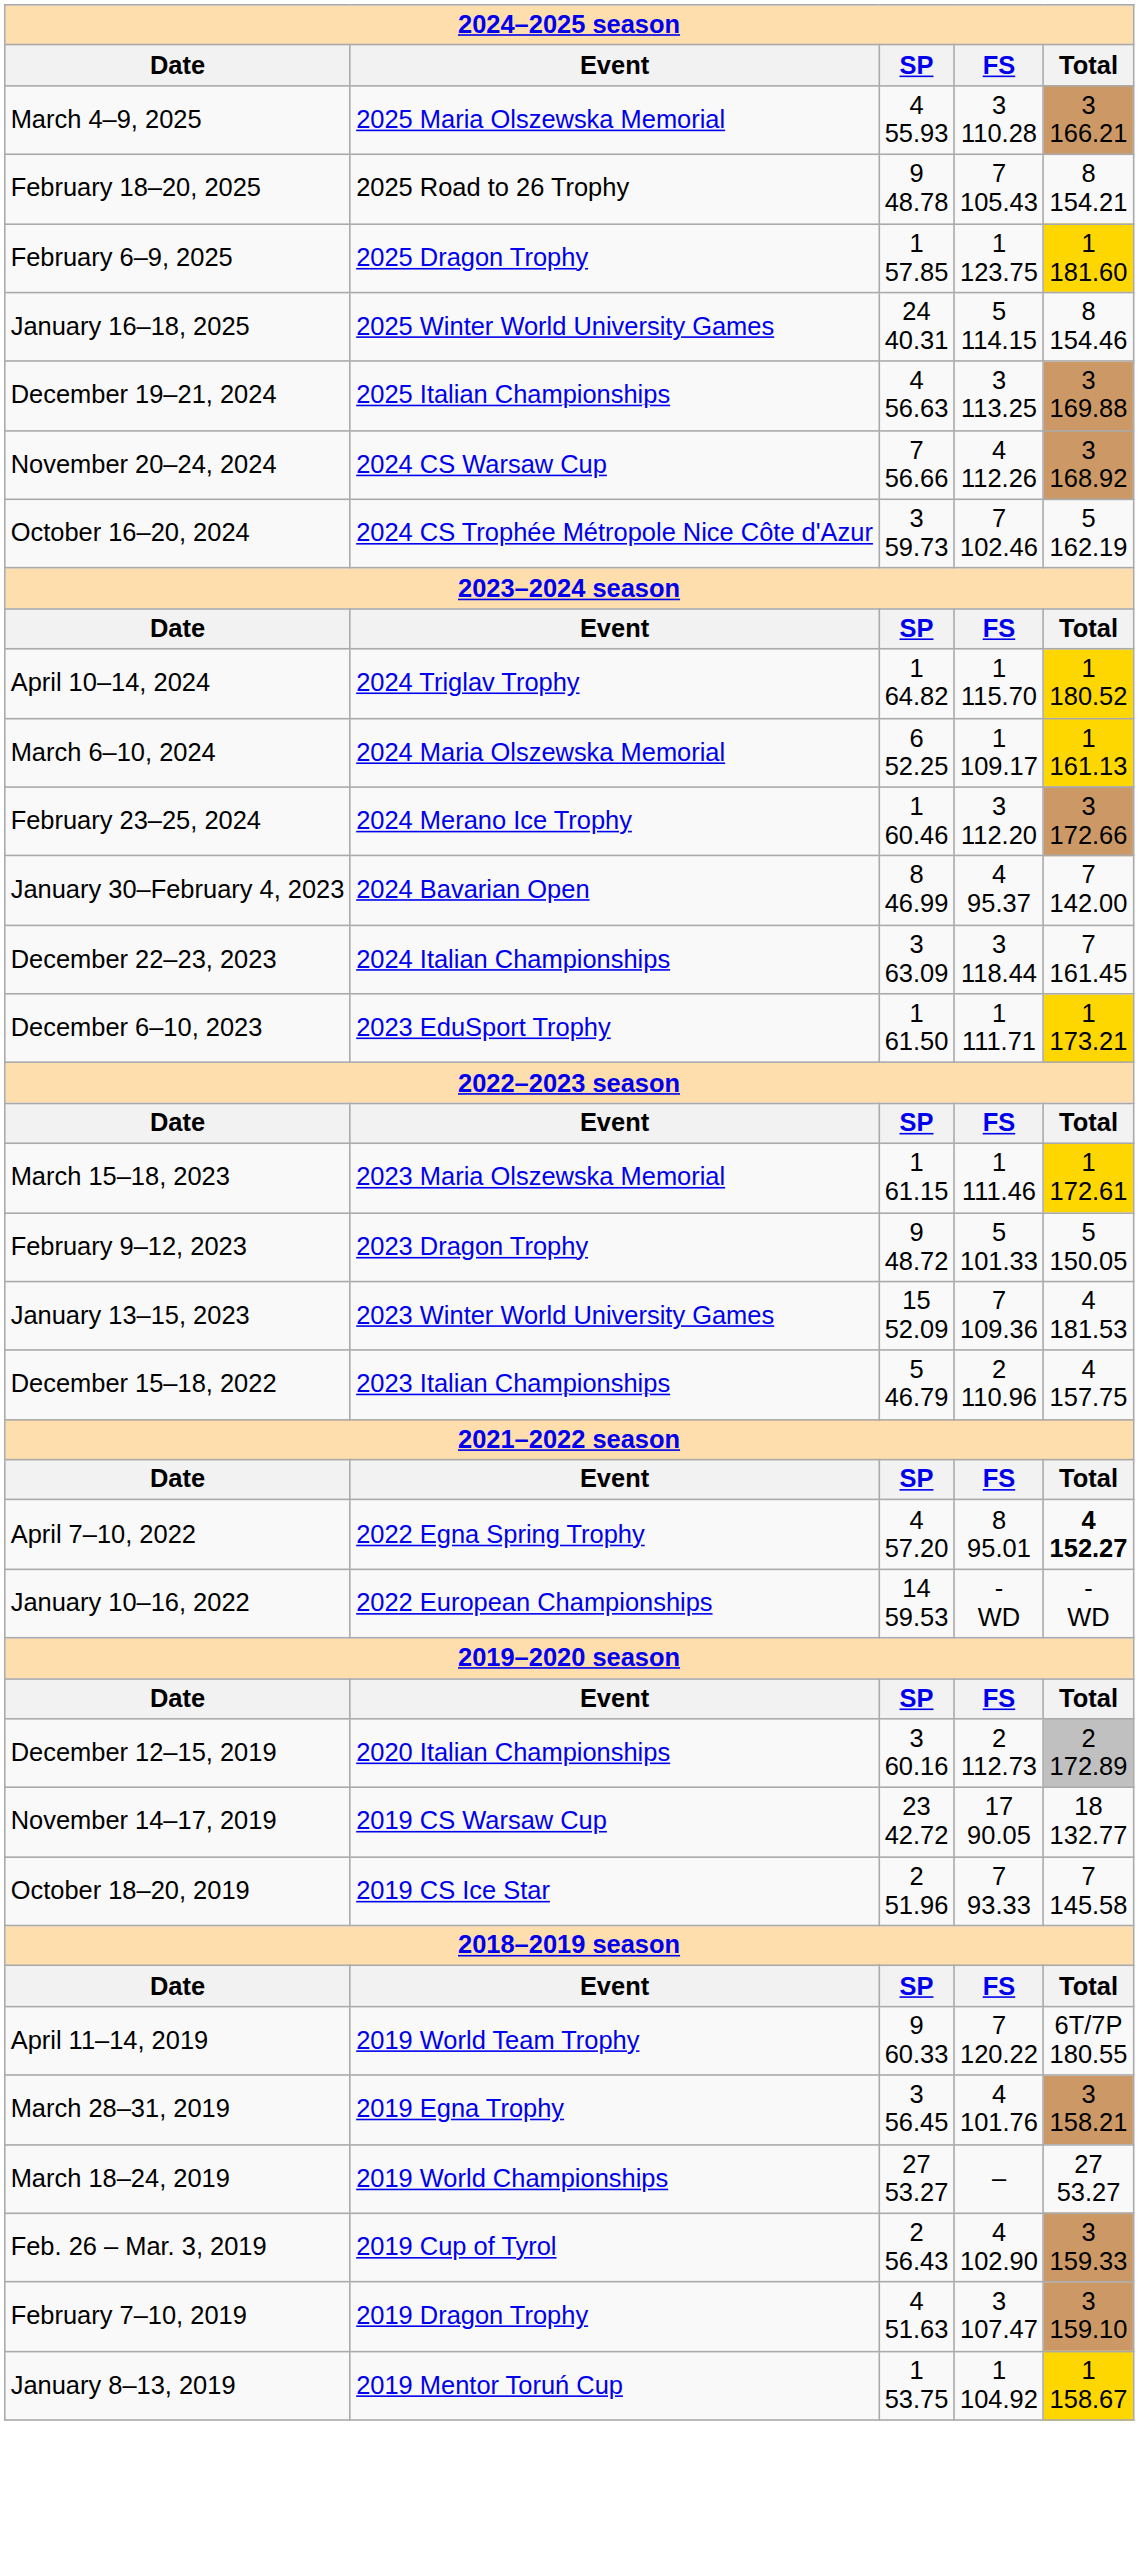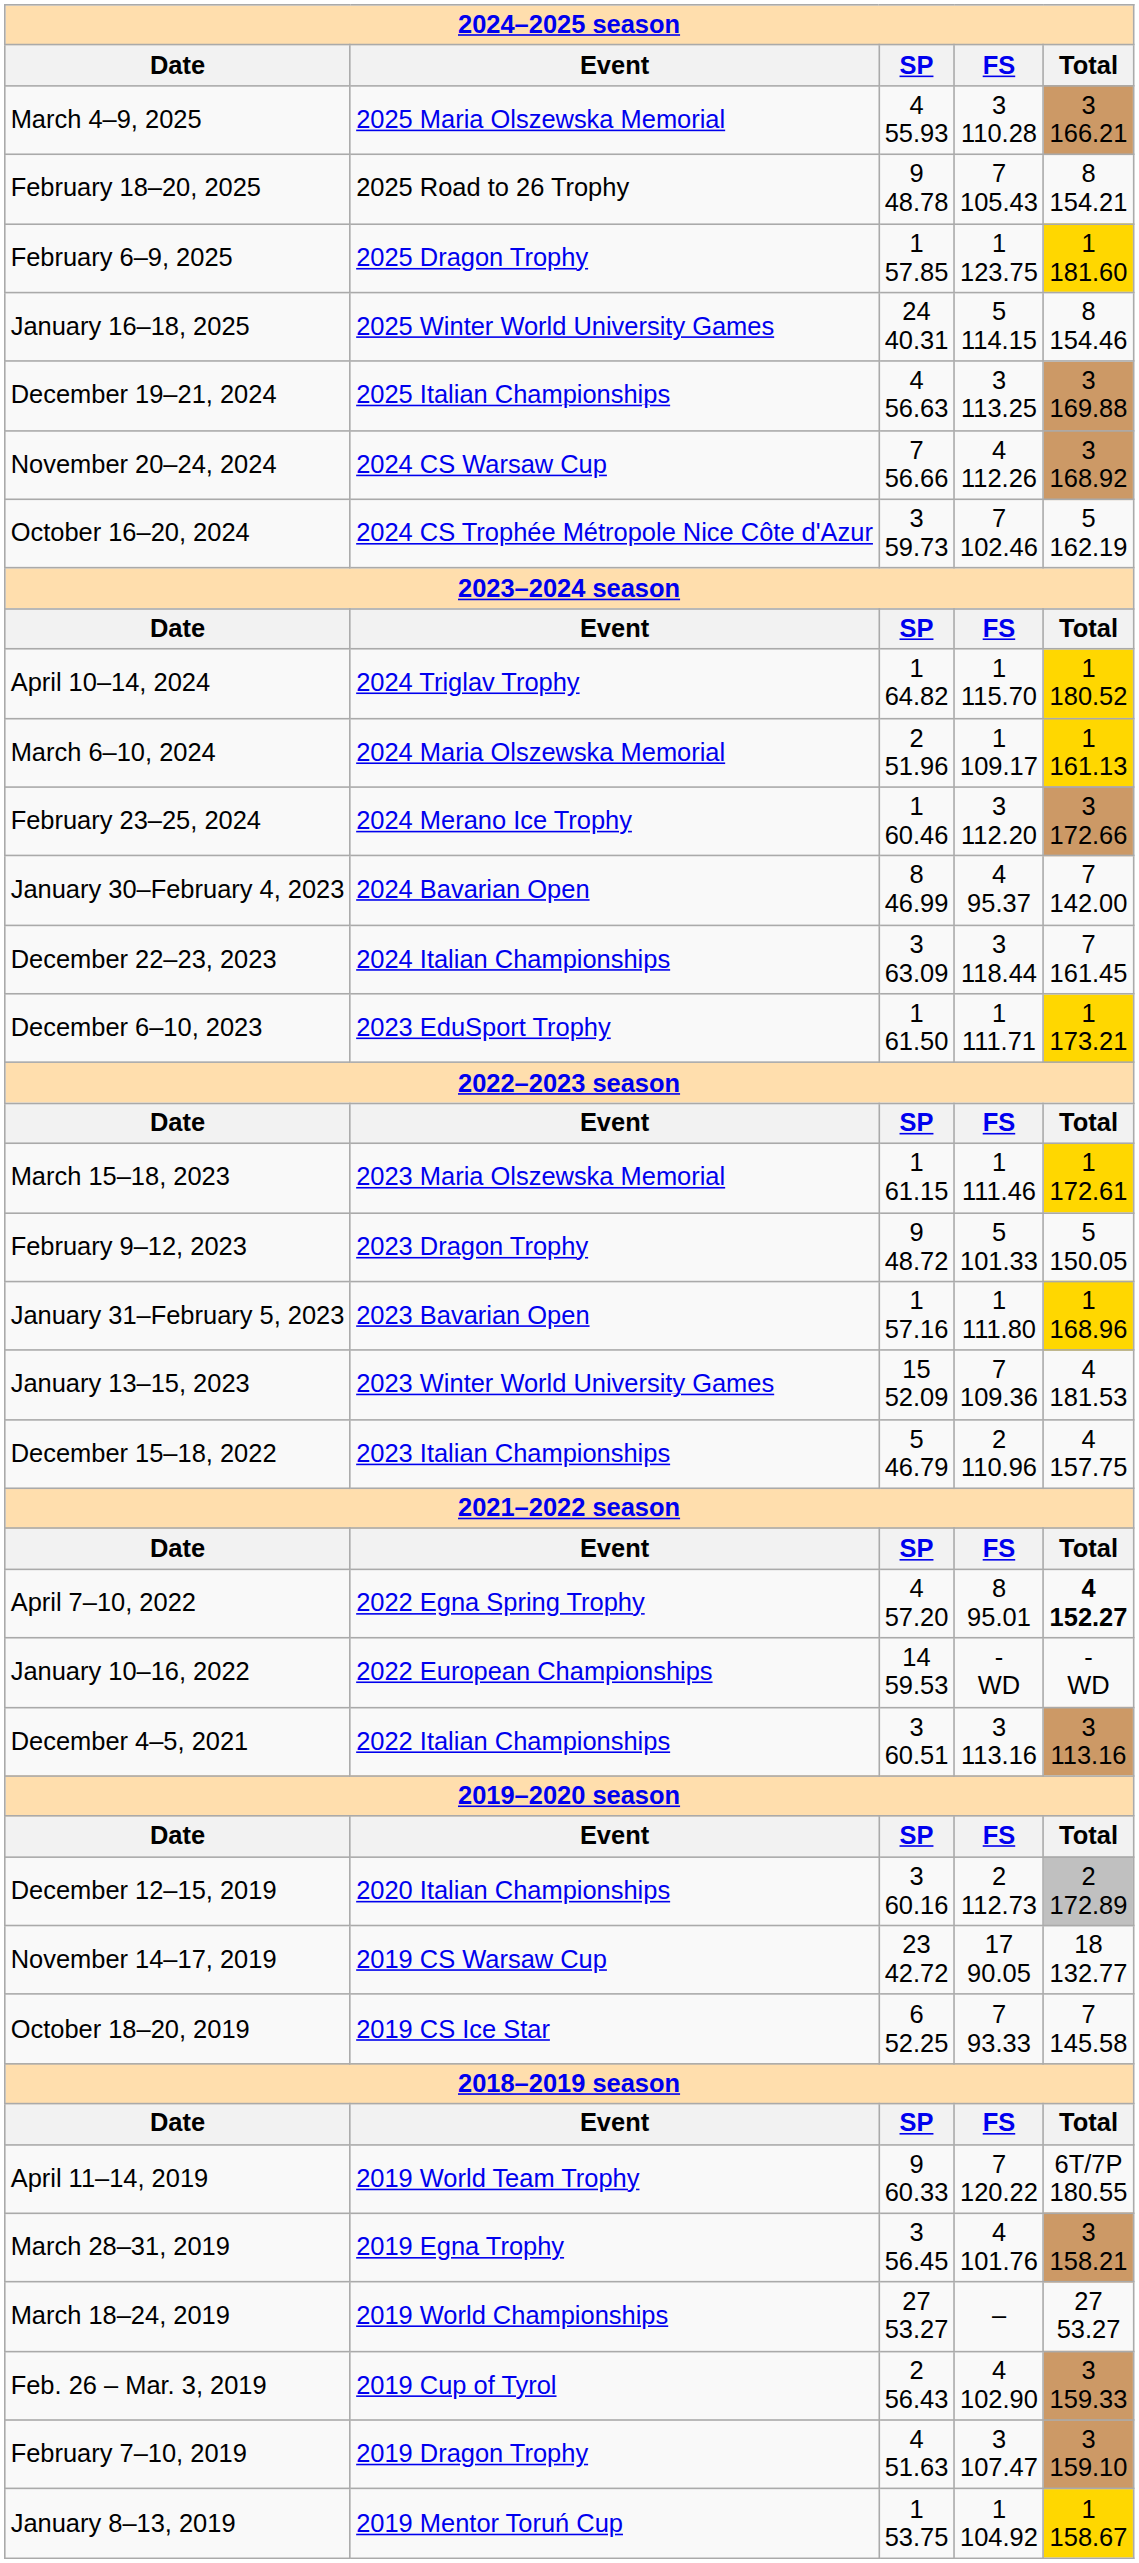(916, 752) 6 52.25 -> (916, 752) 2 51.96
+ row: (178, 1315)
+ row: (129, 1741)
(916, 1890) 2 51.96 -> (916, 2028) 6 52.25
